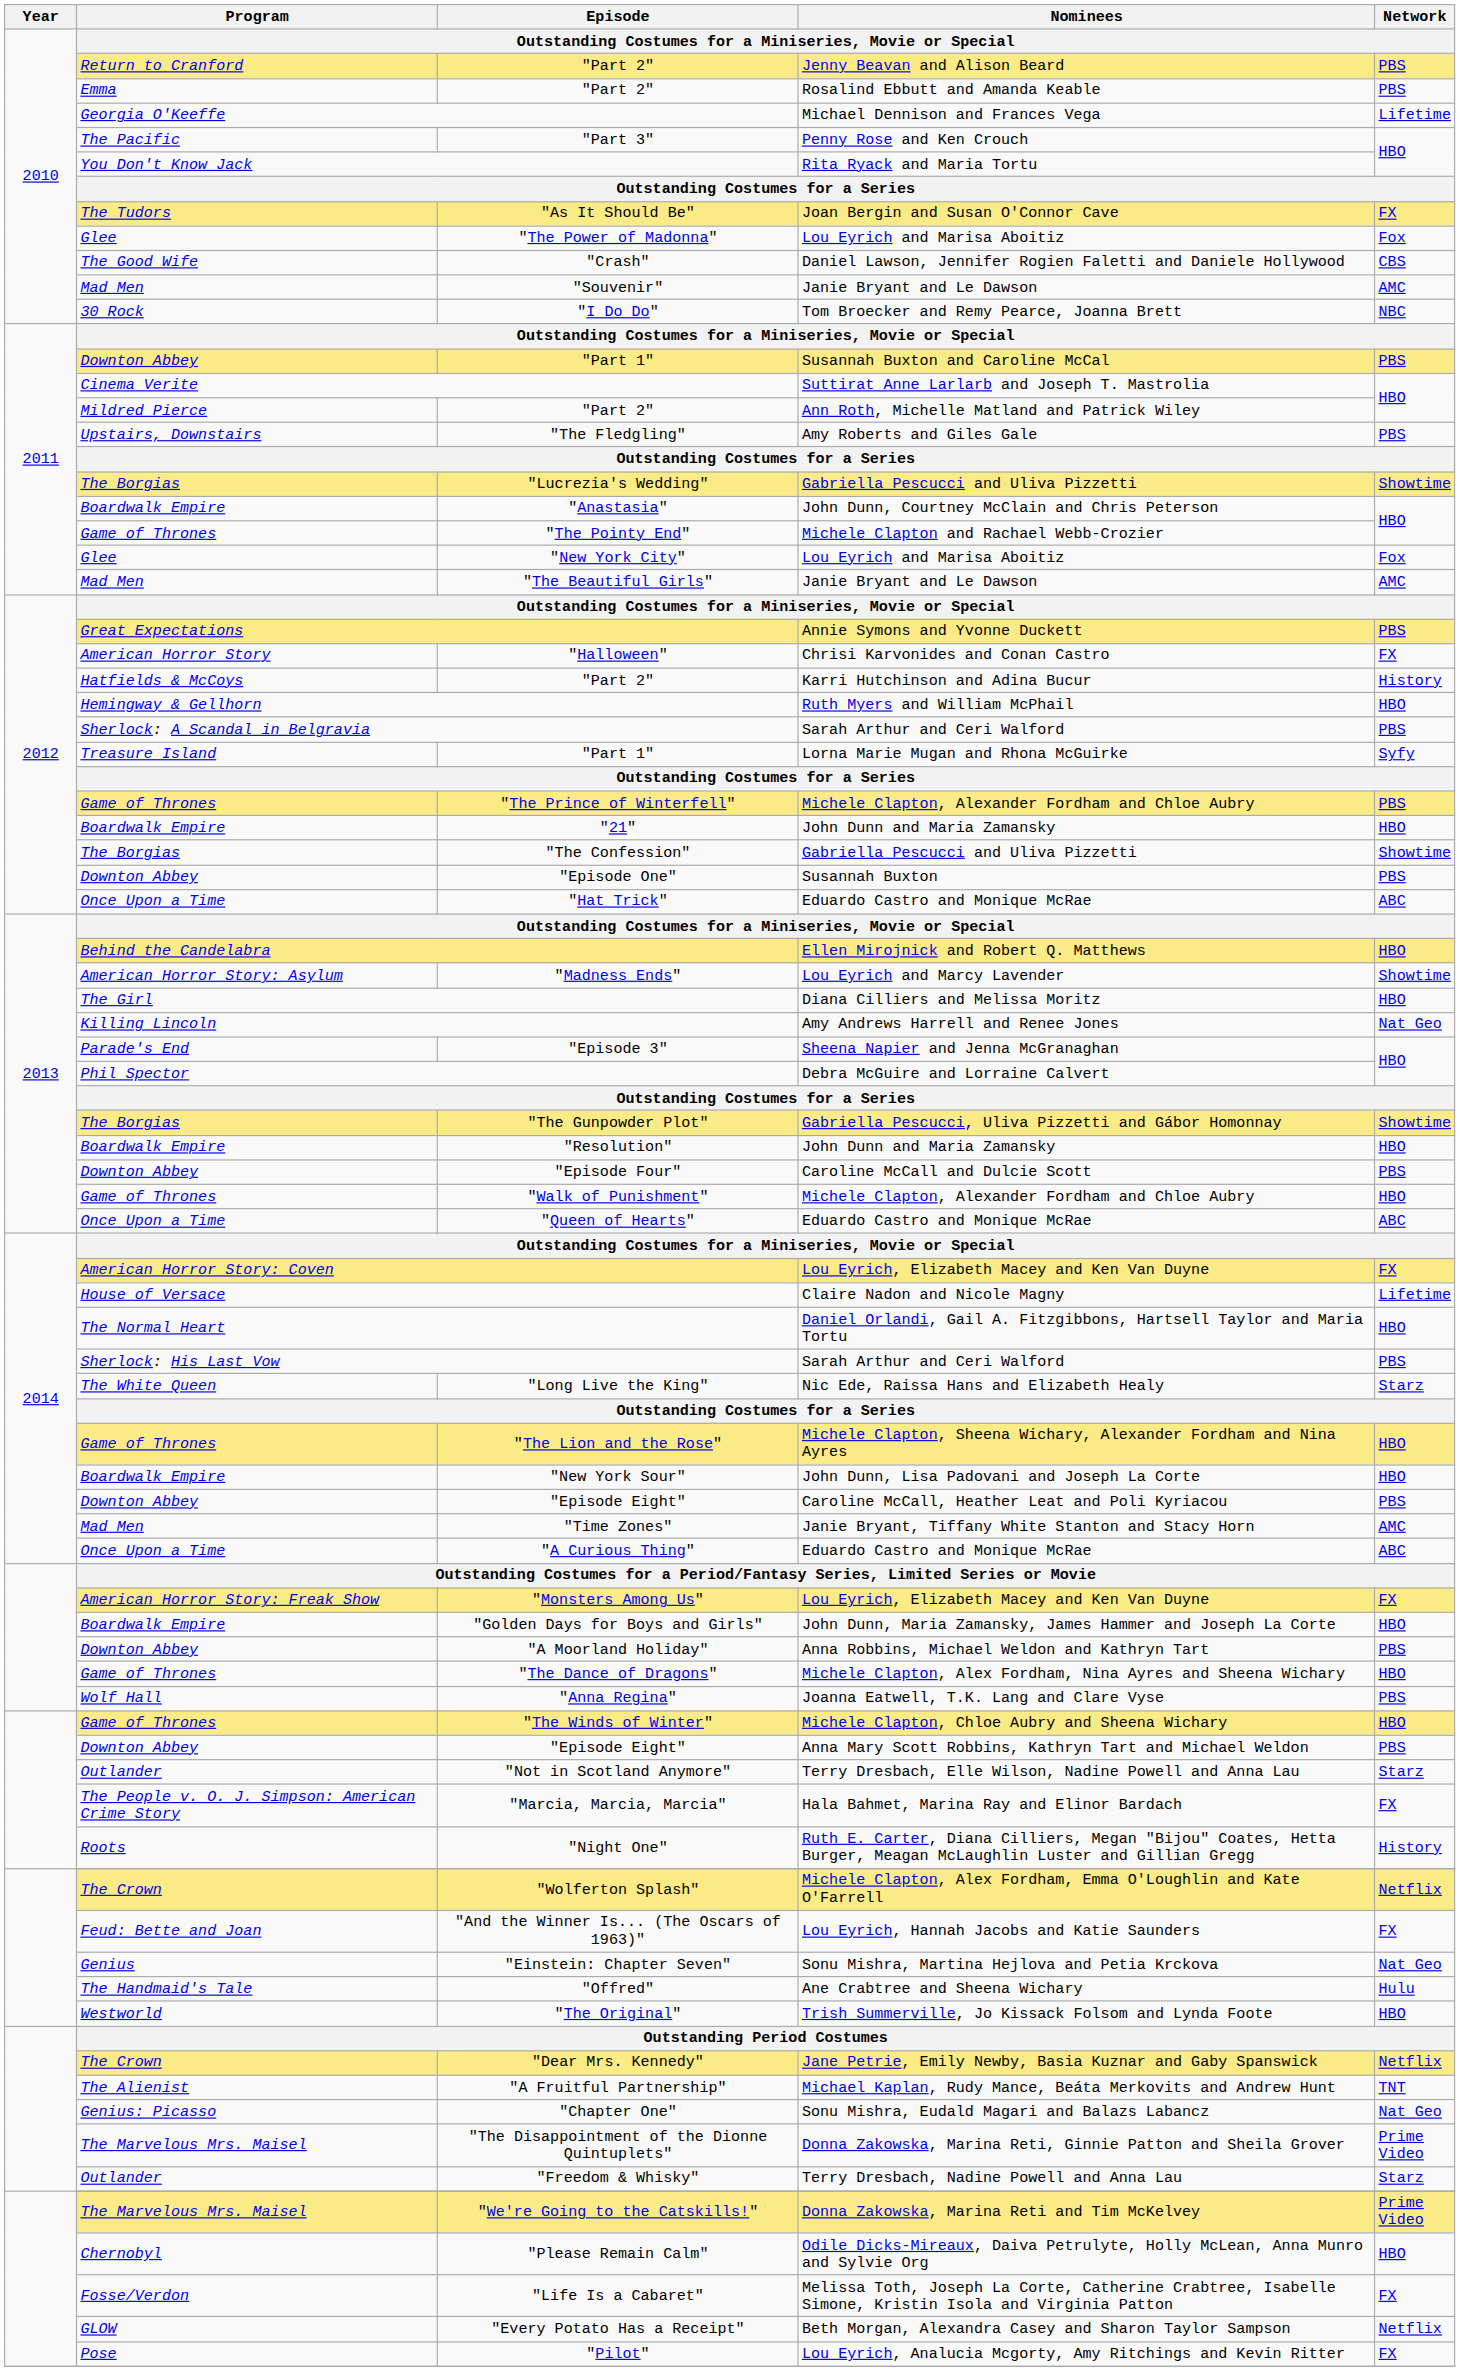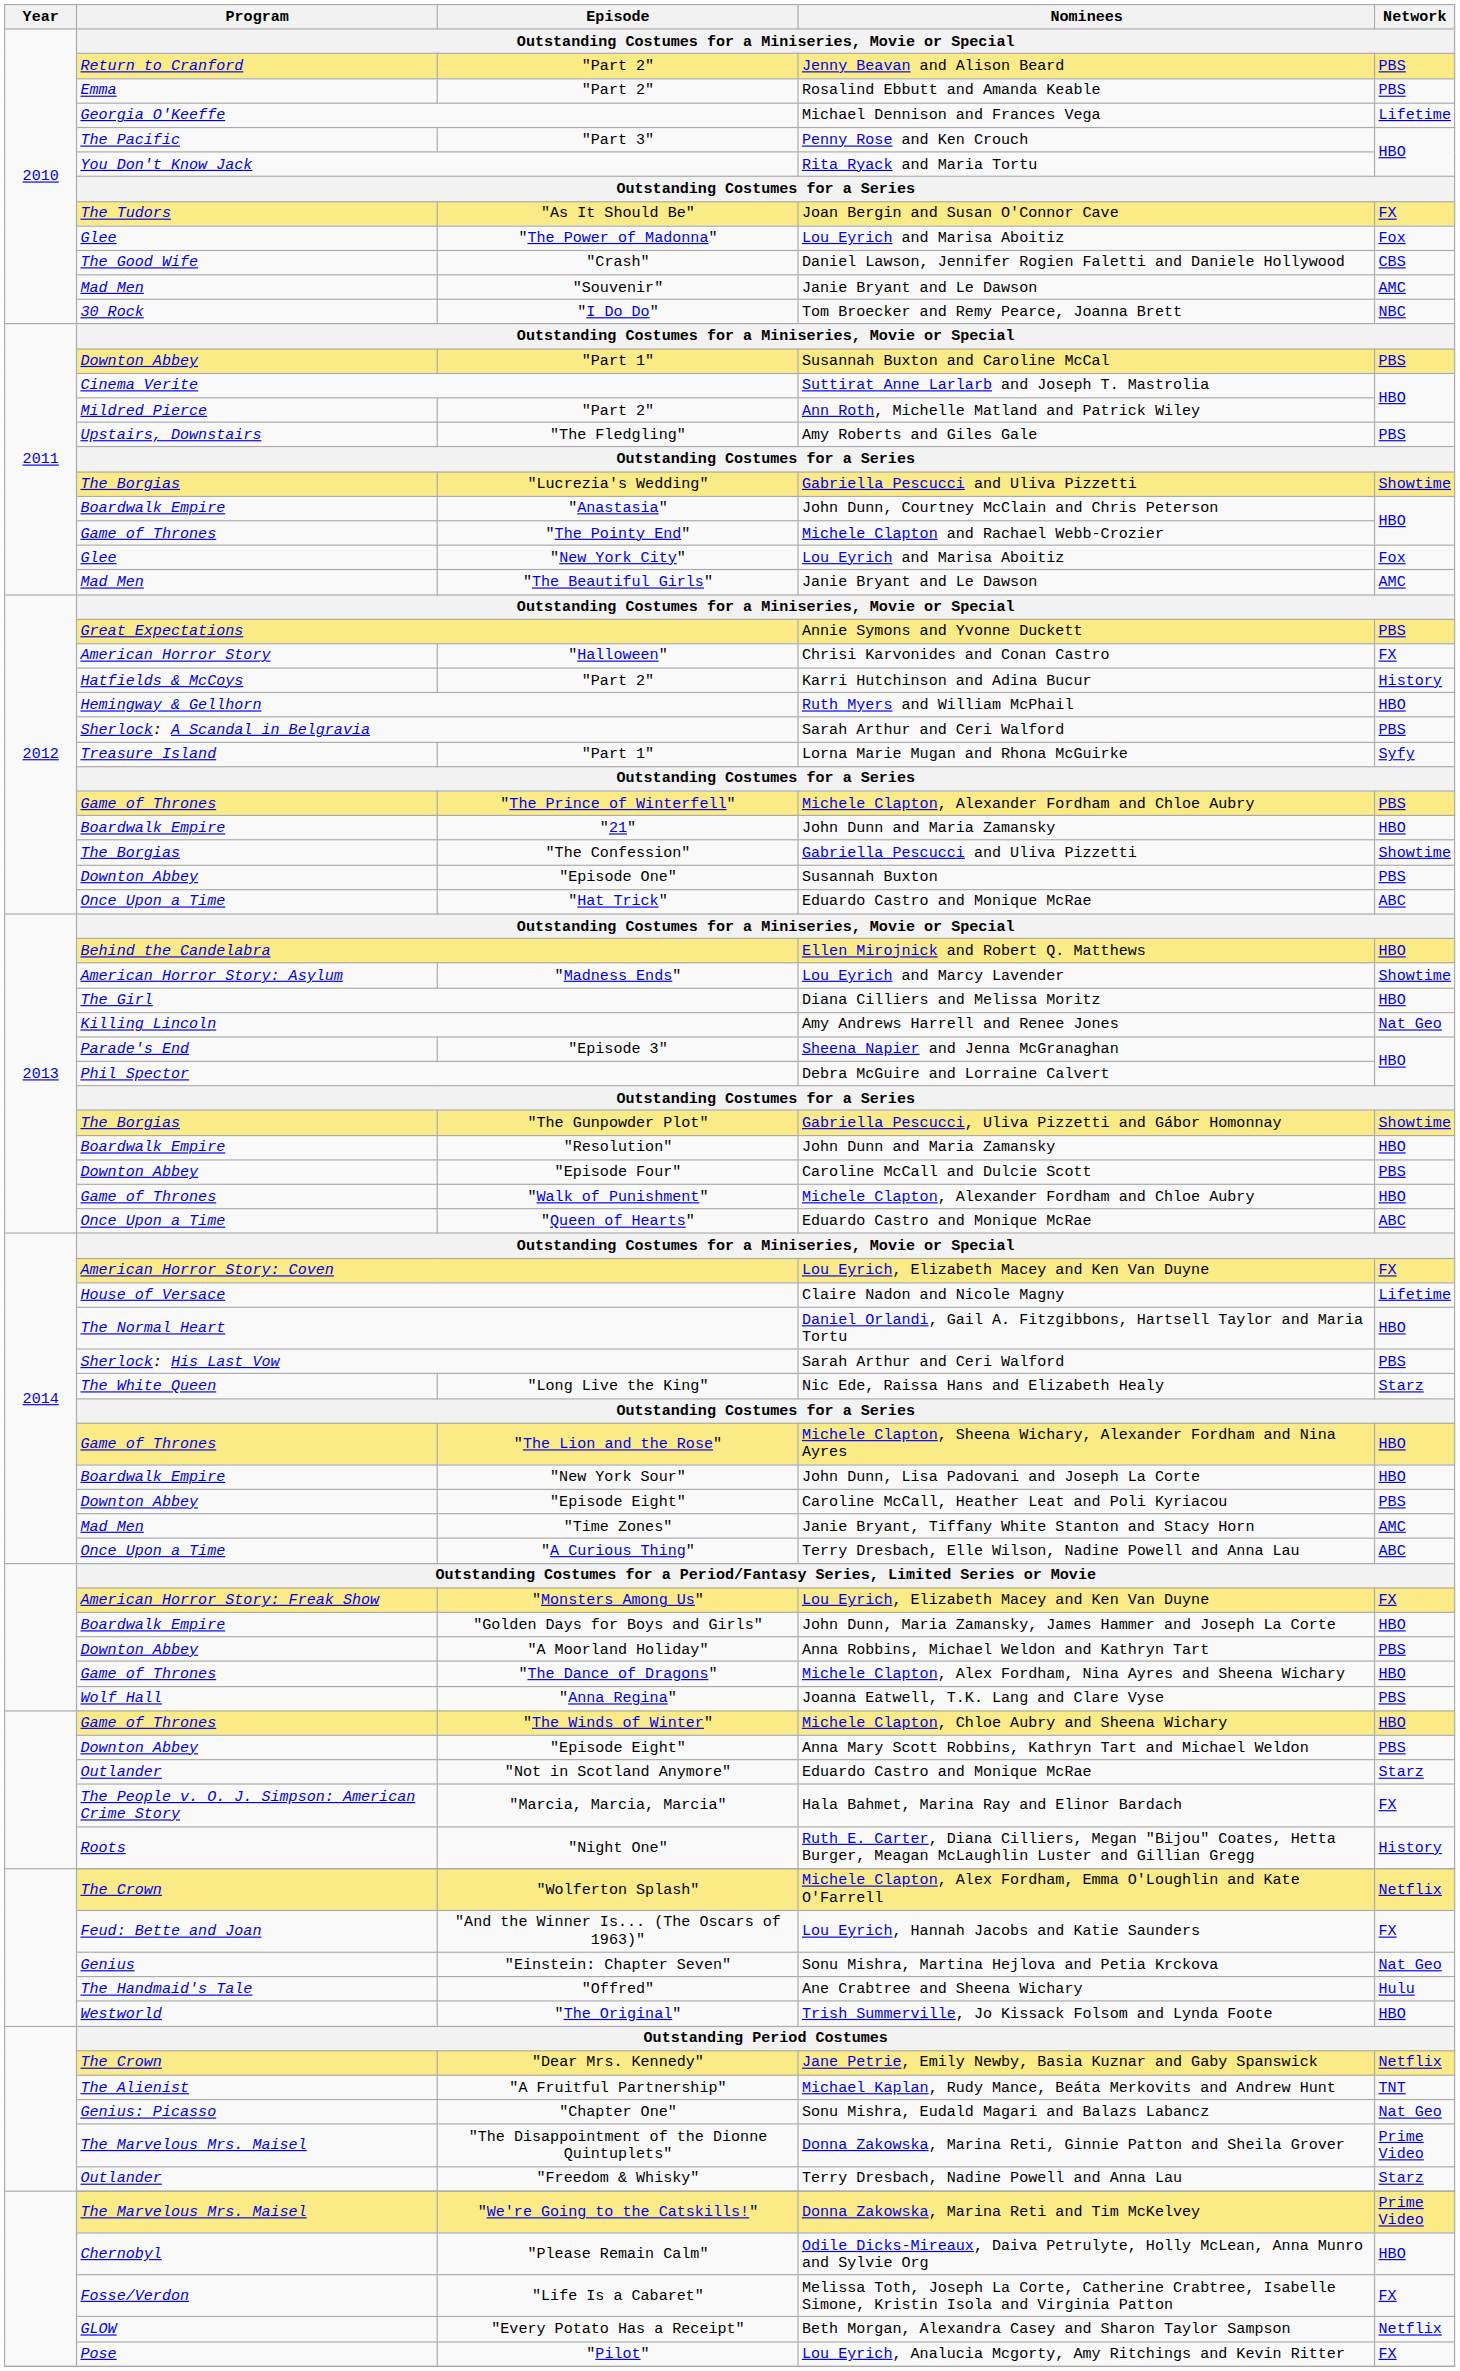(947, 1551) Eduardo Castro and Monique McRae -> (1051, 1551) Terry Dresbach, Elle Wilson, Nadine Powell and Anna Lau
(1051, 1772) Terry Dresbach, Elle Wilson, Nadine Powell and Anna Lau -> (947, 1772) Eduardo Castro and Monique McRae
